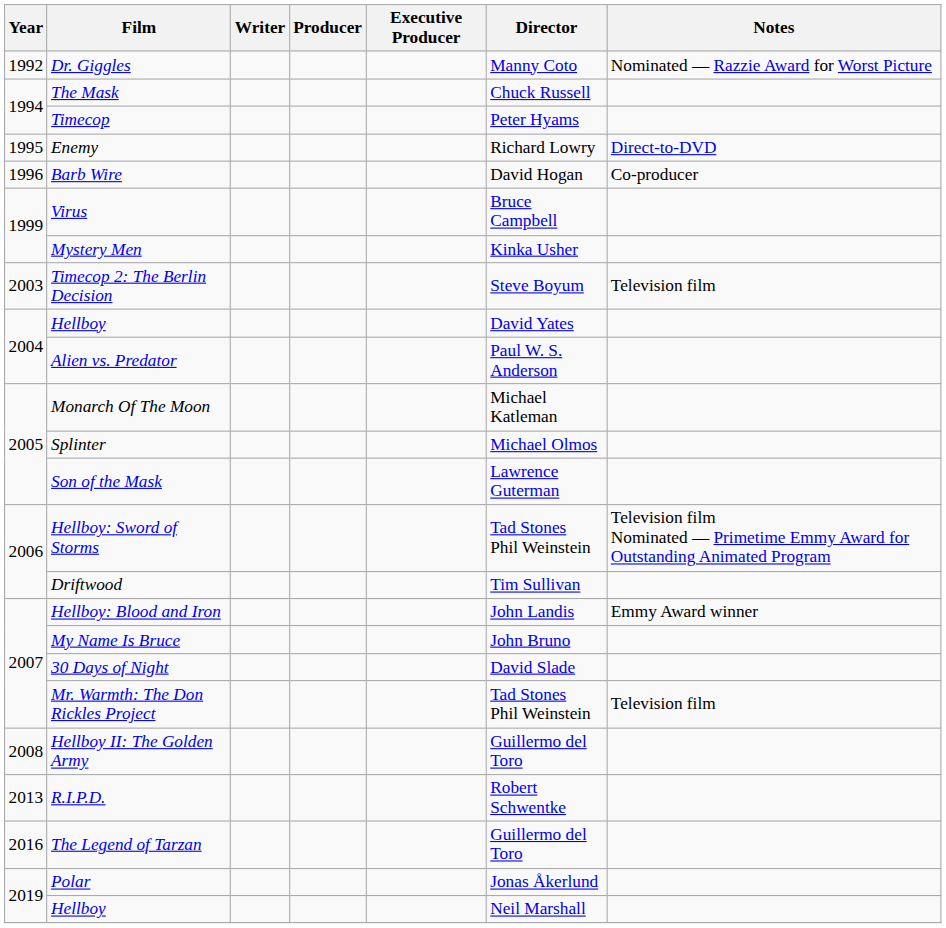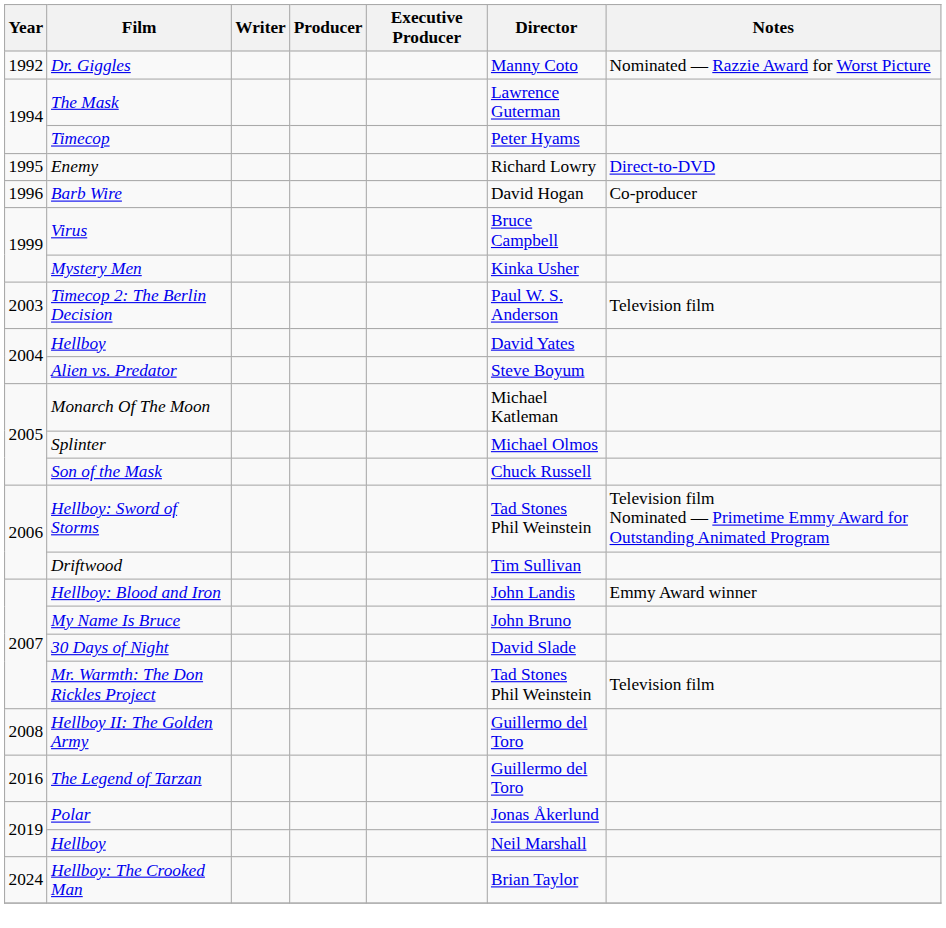(540, 92) Chuck Russell -> (525, 102) Lawrence Guterman
(537, 286) Steve Boyum -> (527, 305) Paul W. S. Anderson
(526, 360) Paul W. S. Anderson -> (538, 370) Steve Boyum
(525, 481) Lawrence Guterman -> (541, 471) Chuck Russell
- row: (26, 797)
+ row: (26, 880)
